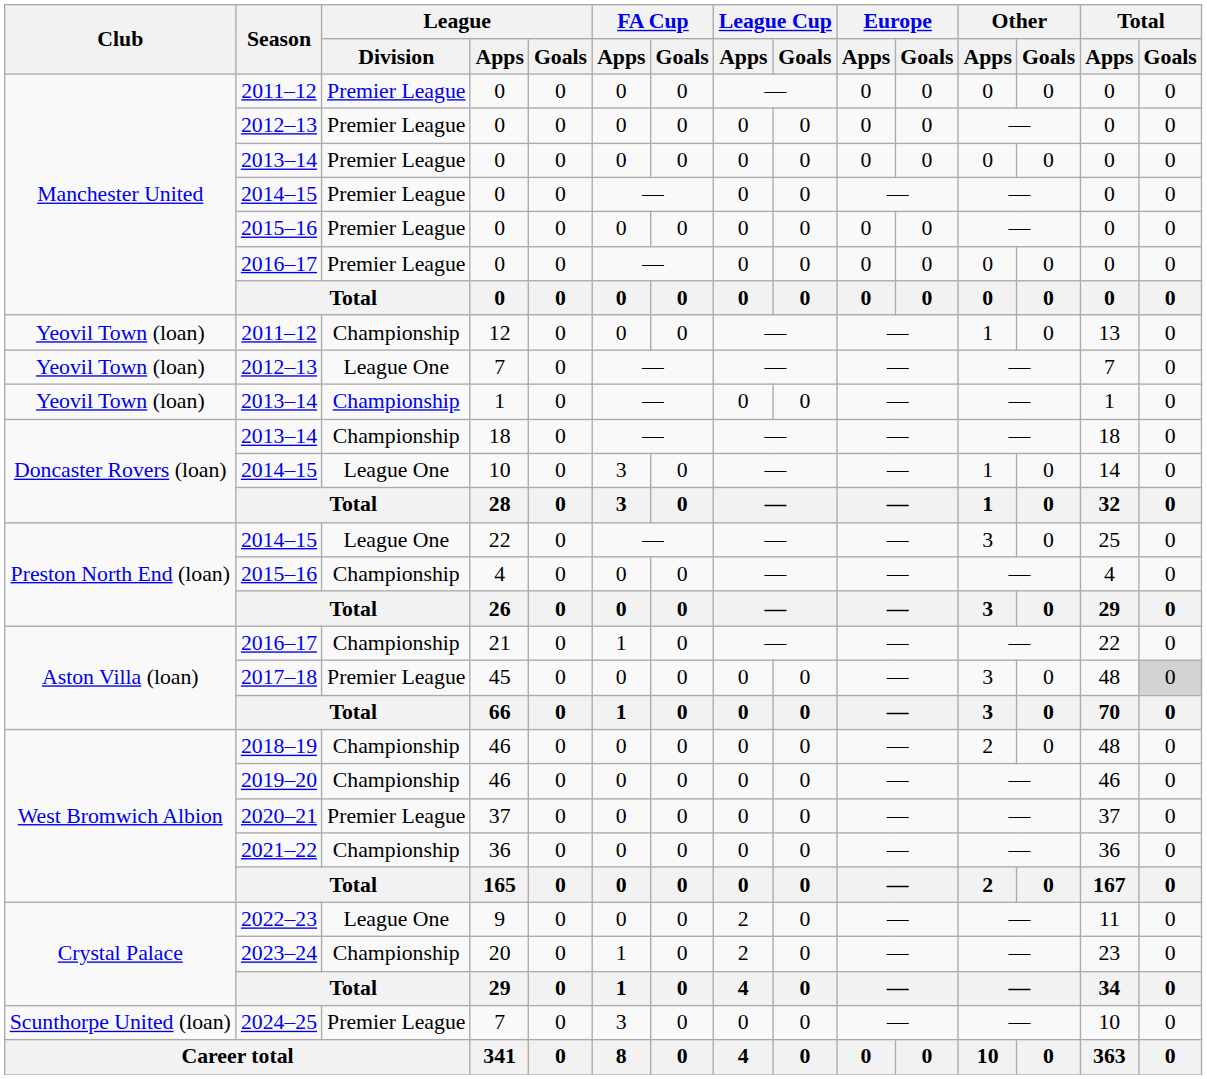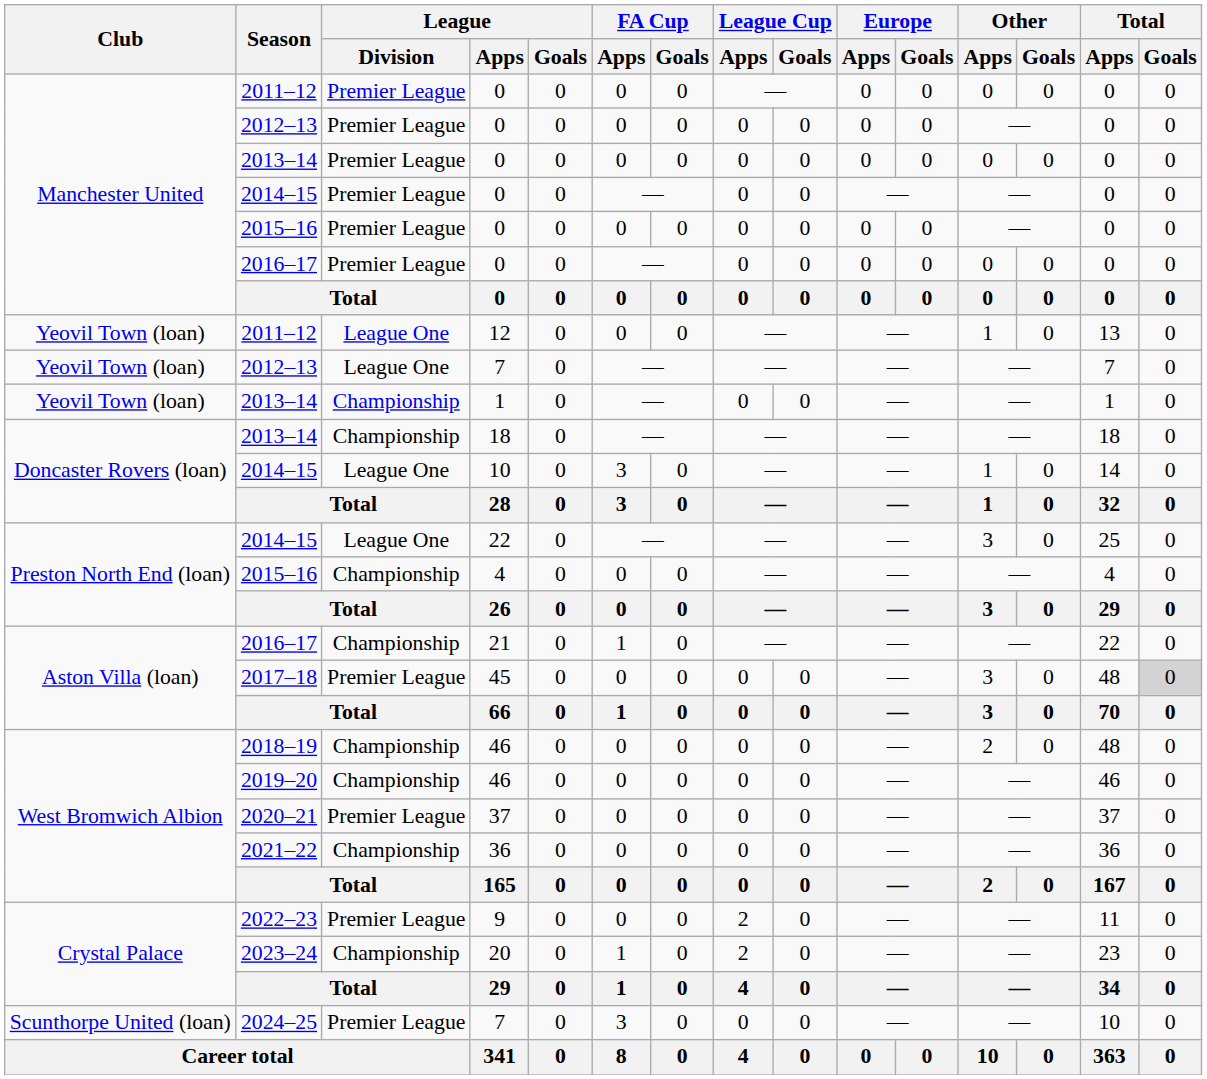(396, 332) Championship -> (396, 332) League One
(396, 919) League One -> (396, 919) Premier League
